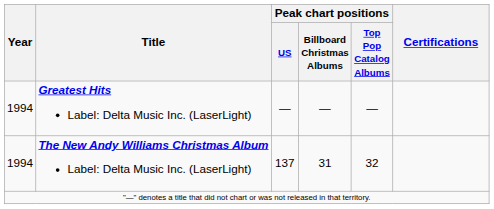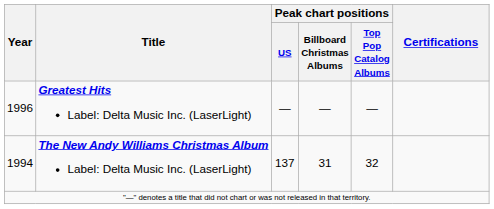(20, 108) 1994 -> (20, 108) 1996
